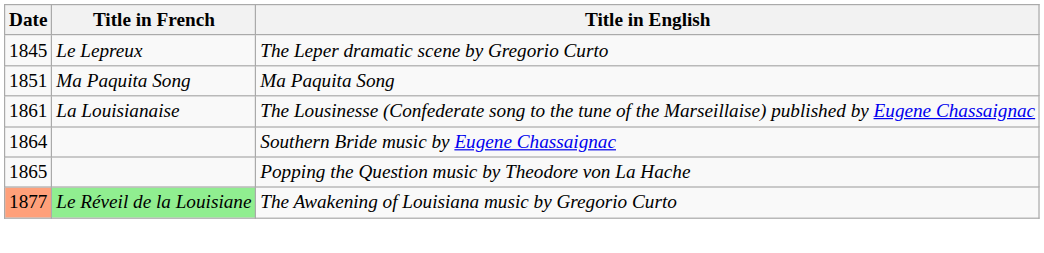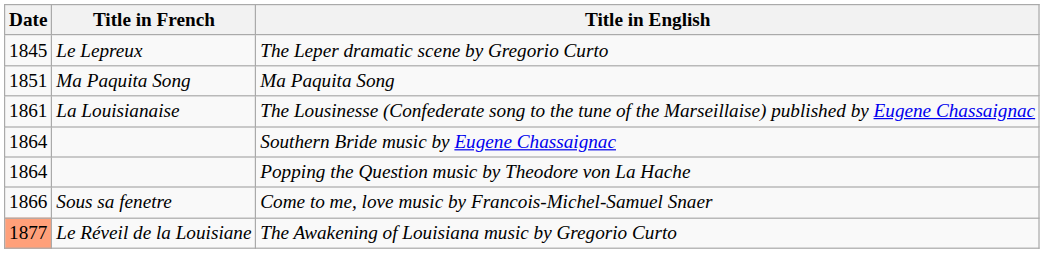(28, 171) 1865 -> (28, 171) 1864
+ row: (486, 202)
(154, 202) lightgreen background -> (154, 232) no background
